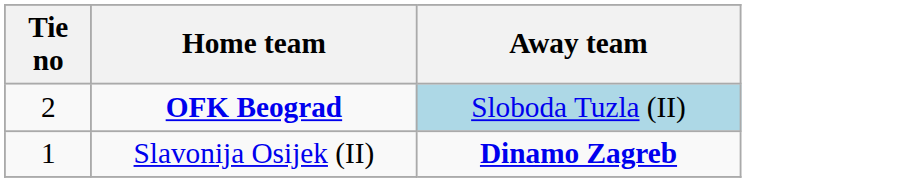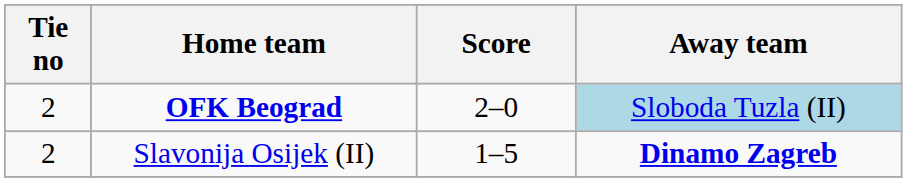+ column: (496, 44)
(48, 153) 1 -> (48, 153) 2
